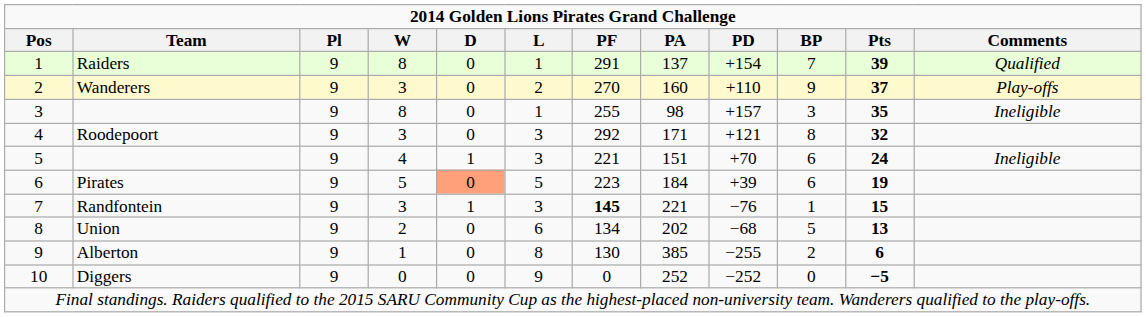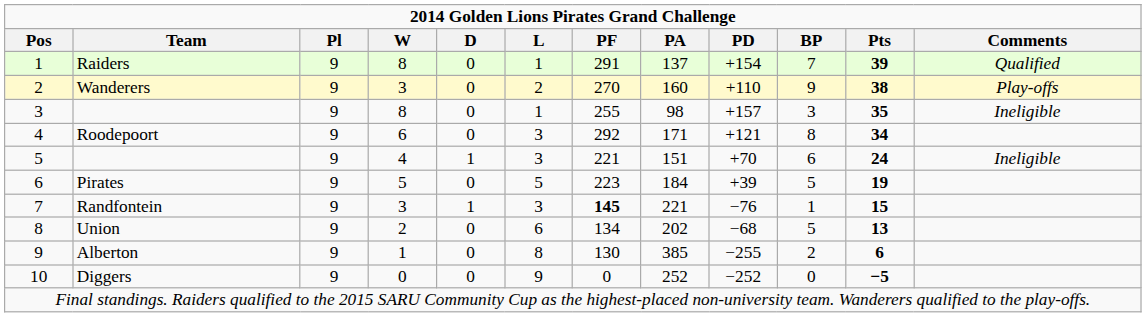(880, 87) 37 -> (880, 87) 38
(402, 134) 3 -> (402, 134) 6
(880, 134) 32 -> (880, 134) 34
(470, 182) lightsalmon background -> (470, 182) no background
(811, 182) 6 -> (811, 182) 5
